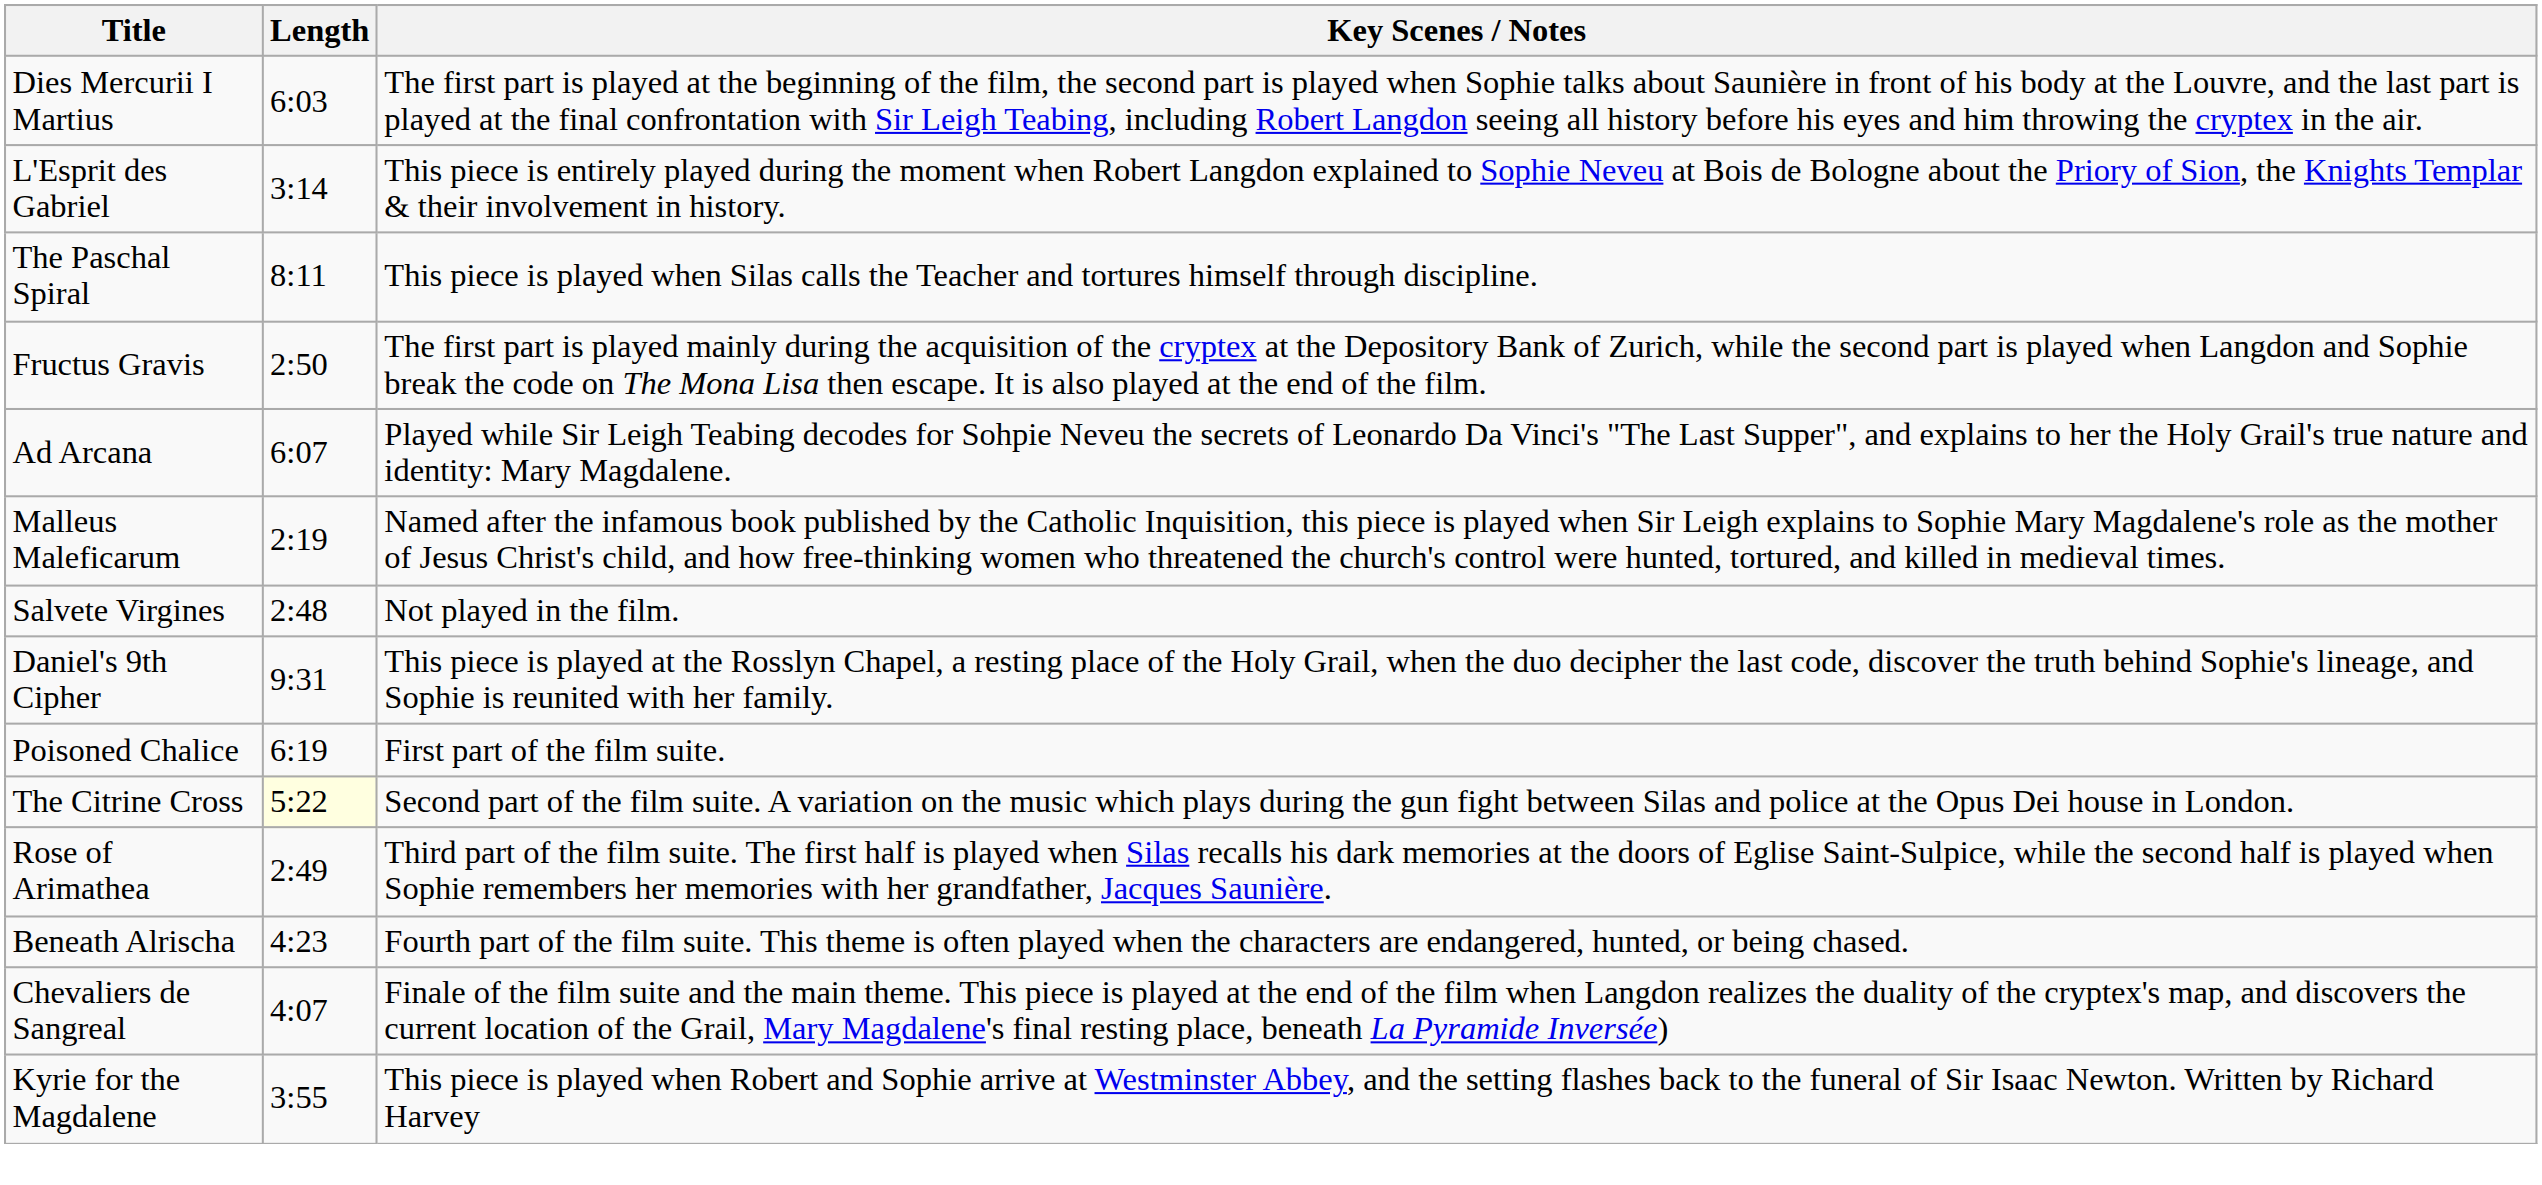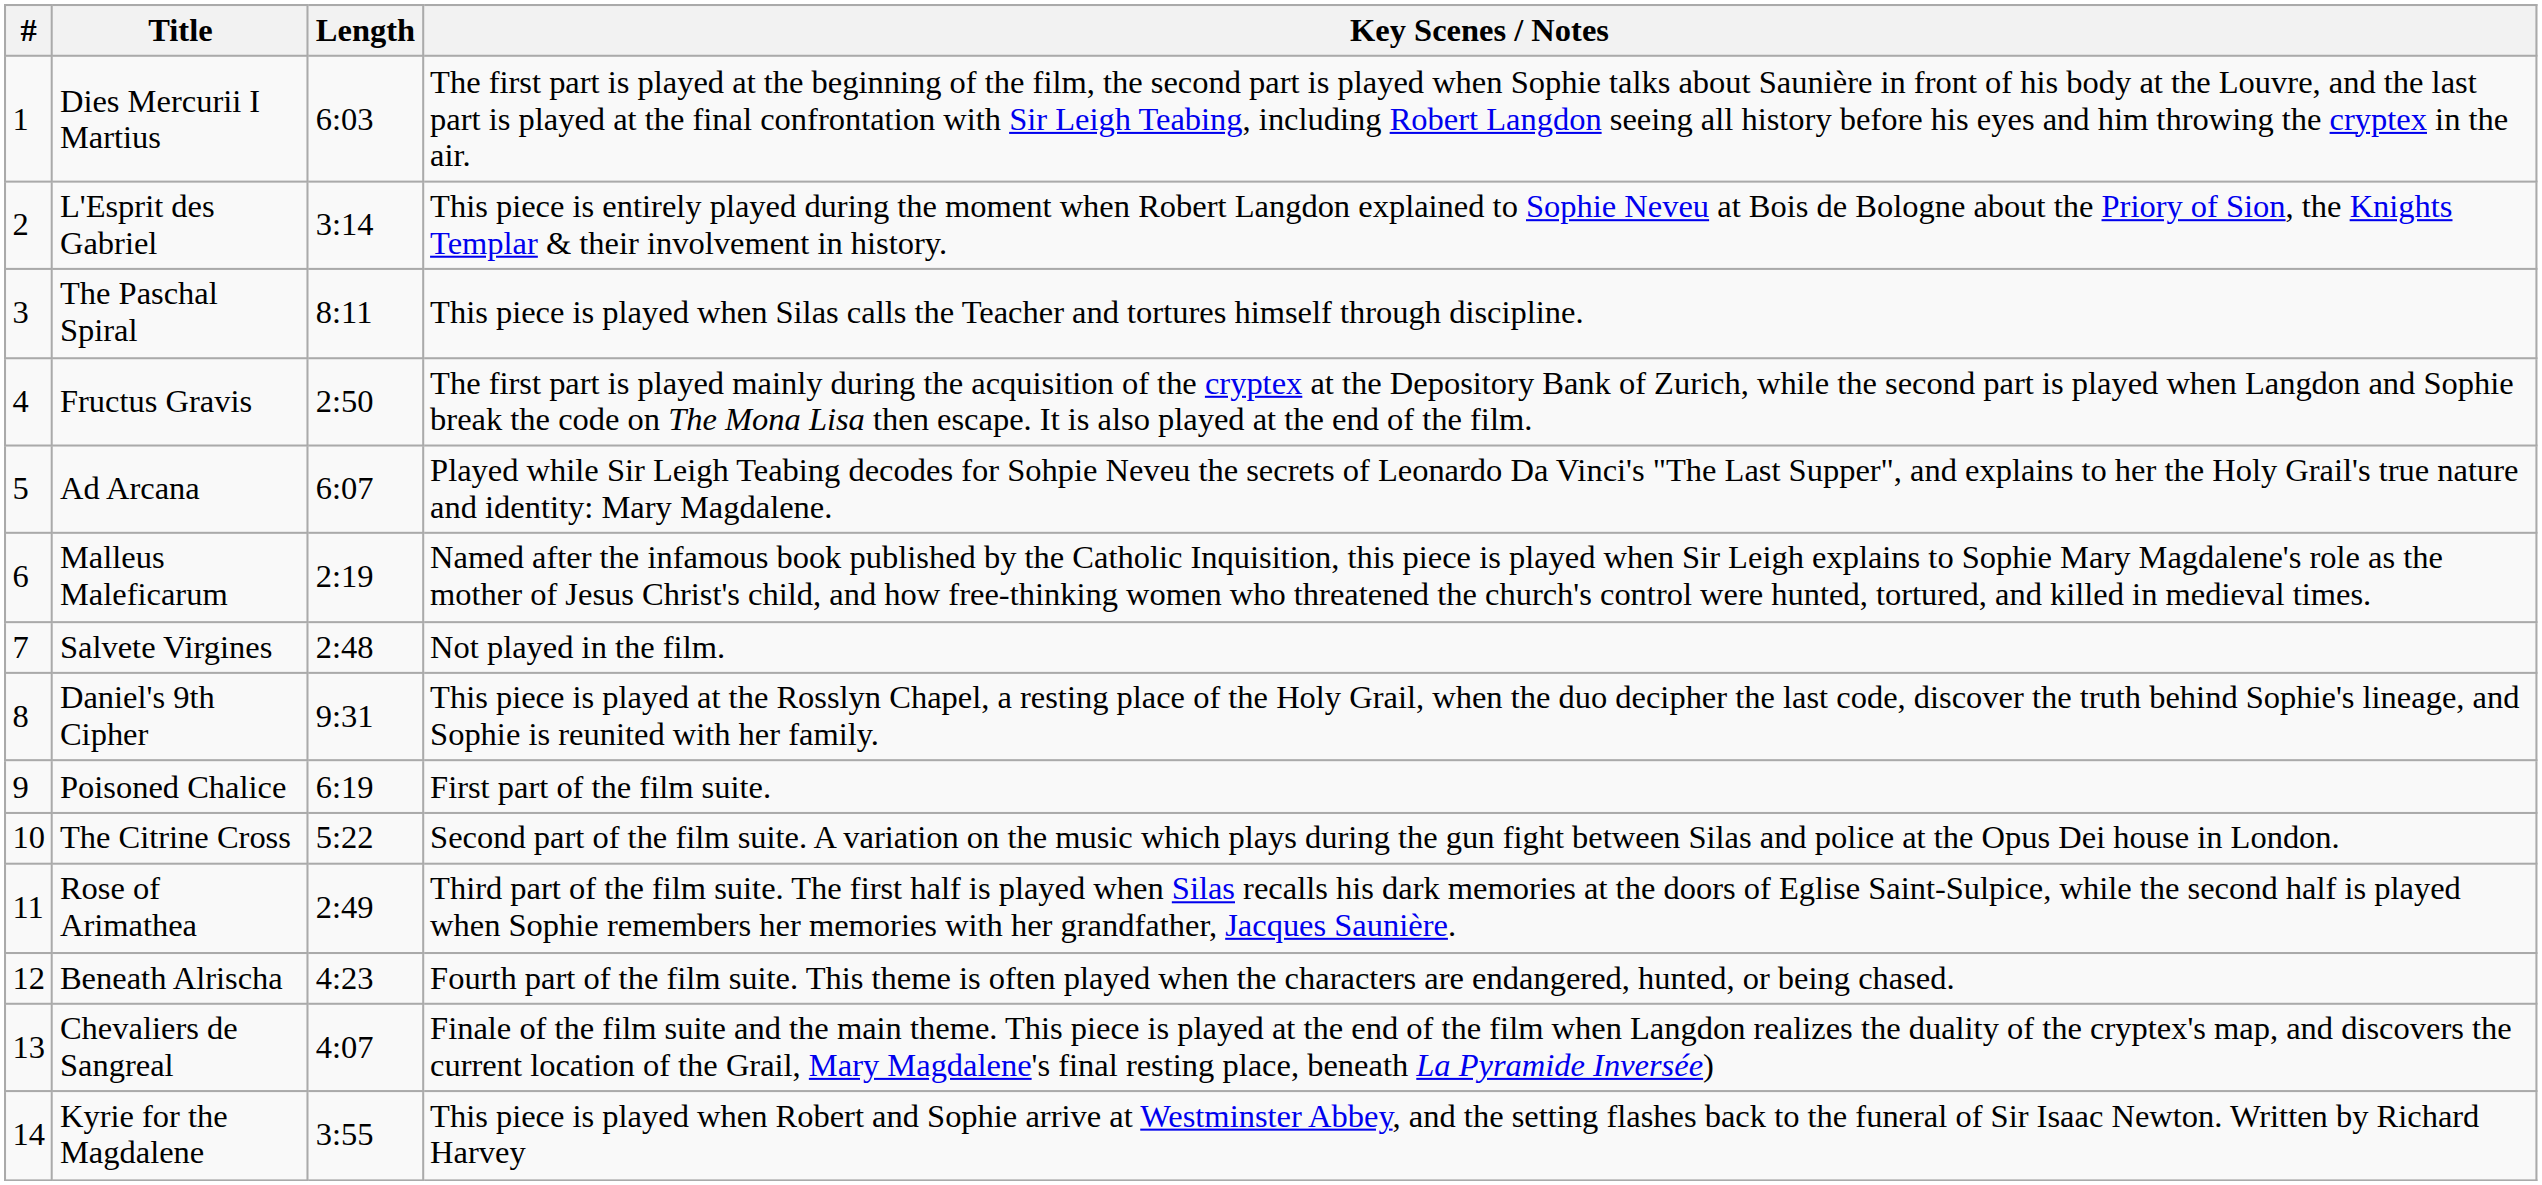+ column: (29, 30)
(299, 801) lightyellow background -> (345, 837) no background
